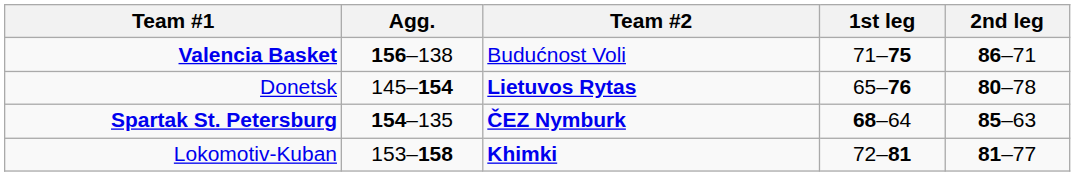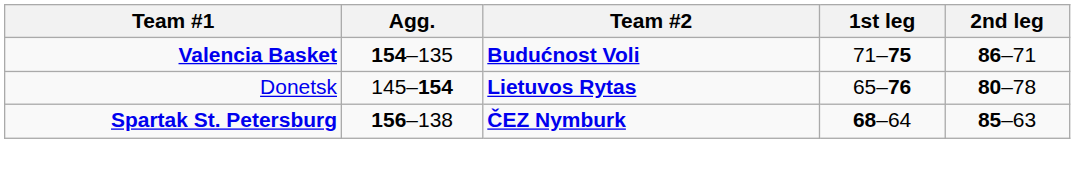(412, 54) 156–138 -> (412, 54) 154–135
(557, 54) normal -> (563, 54) bold
(412, 120) 154–135 -> (412, 120) 156–138
- row: (255, 154)
